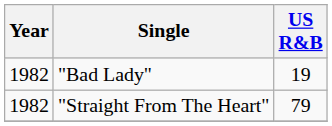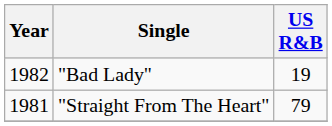(29, 105) 1982 -> (29, 105) 1981
